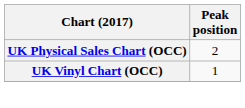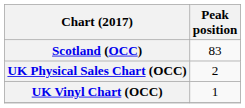+ row: (97, 50)
